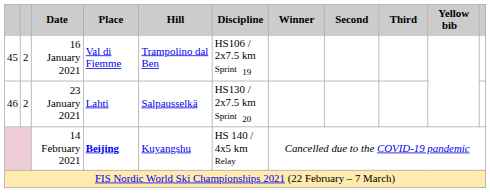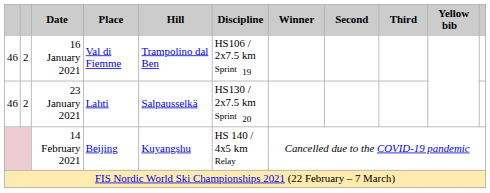(12, 57) 45 -> (12, 57) 46
(102, 148) bold -> (102, 148) normal
